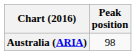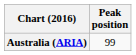(110, 42) 98 -> (110, 42) 99
